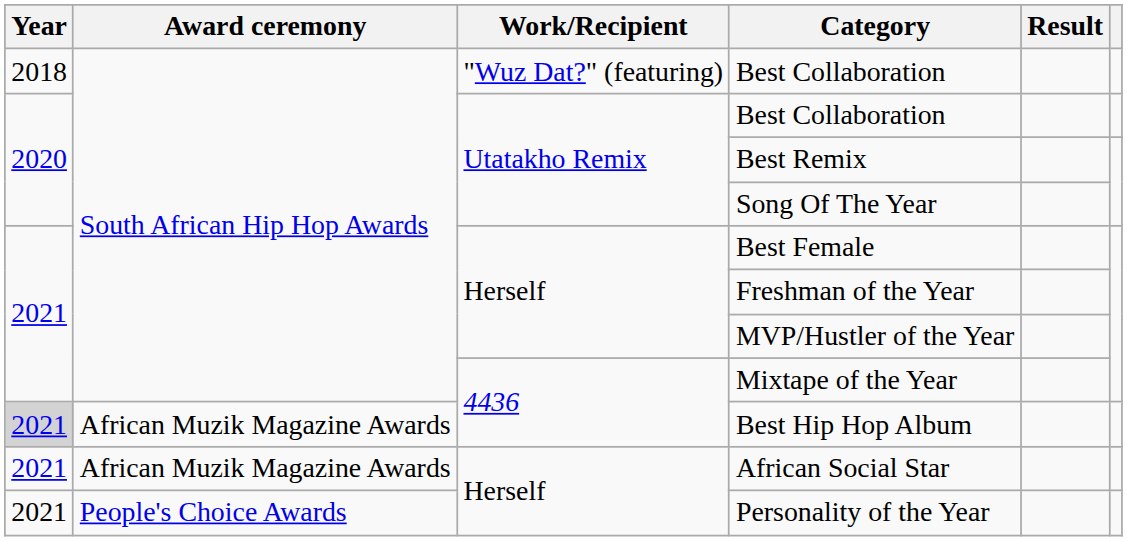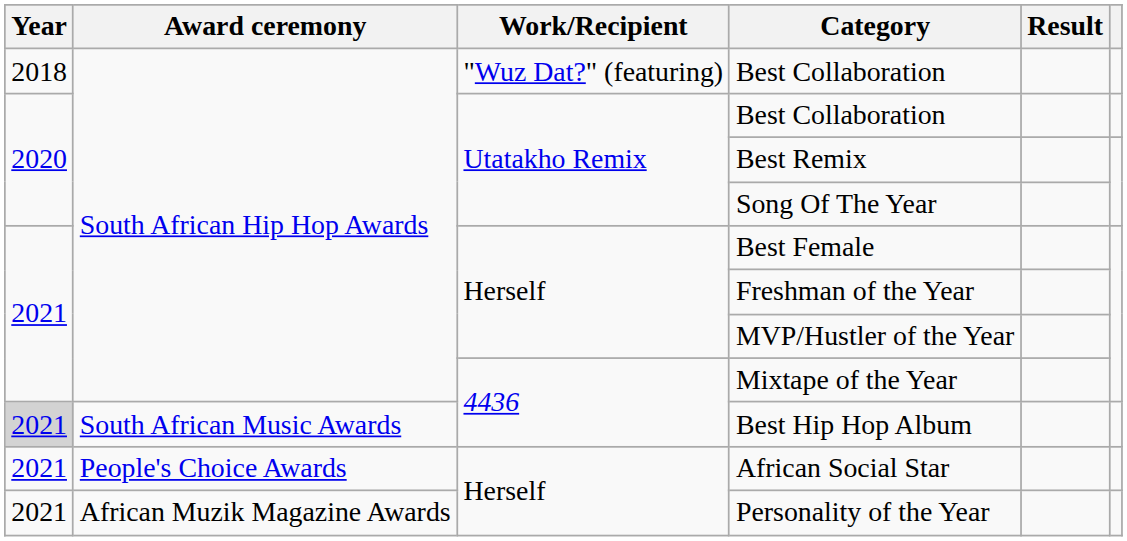(265, 423) African Muzik Magazine Awards -> (241, 423) South African Music Awards
(265, 468) African Muzik Magazine Awards -> (213, 468) People's Choice Awards
(213, 512) People's Choice Awards -> (265, 512) African Muzik Magazine Awards
